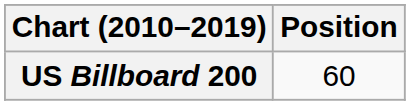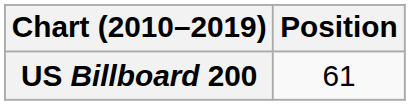(339, 75) 60 -> (339, 75) 61
